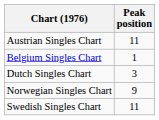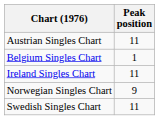- row: (49, 73)
+ row: (51, 73)
